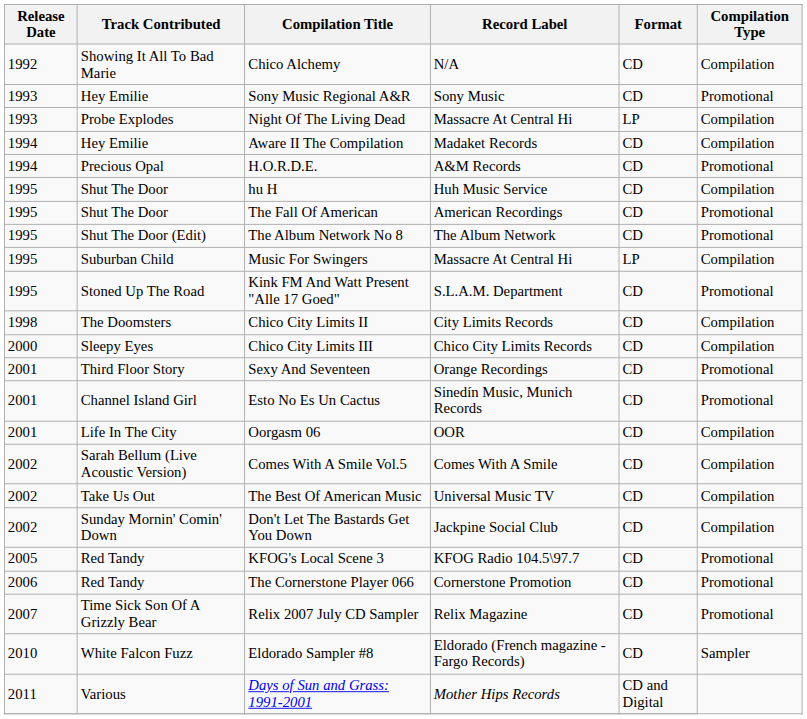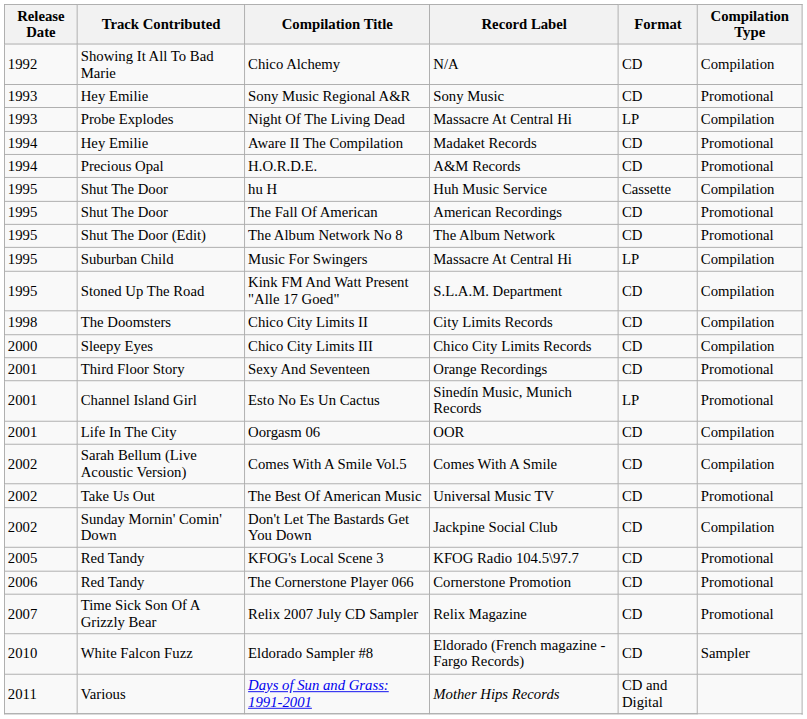(738, 142) Compilation -> (737, 142) Promotional
(633, 189) CD -> (646, 189) Cassette
(737, 291) Promotional -> (738, 291) Compilation
(633, 400) CD -> (630, 400) LP
(738, 495) Compilation -> (737, 495) Promotional
